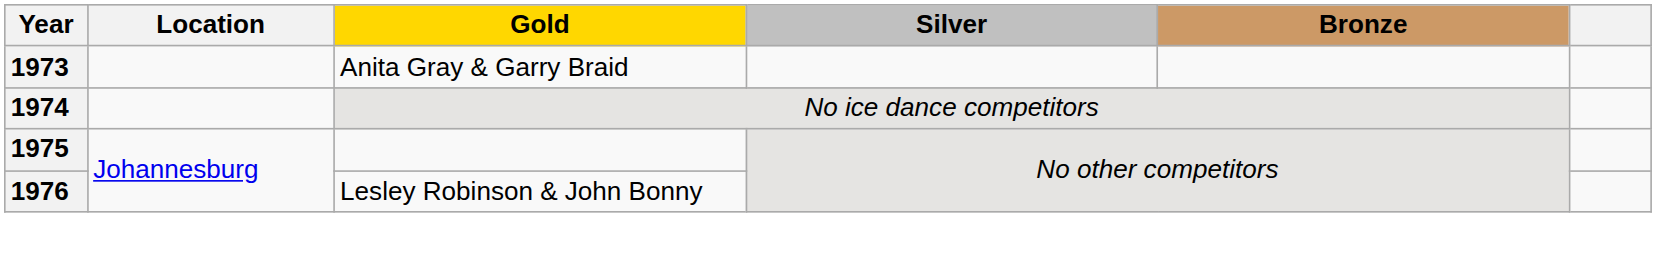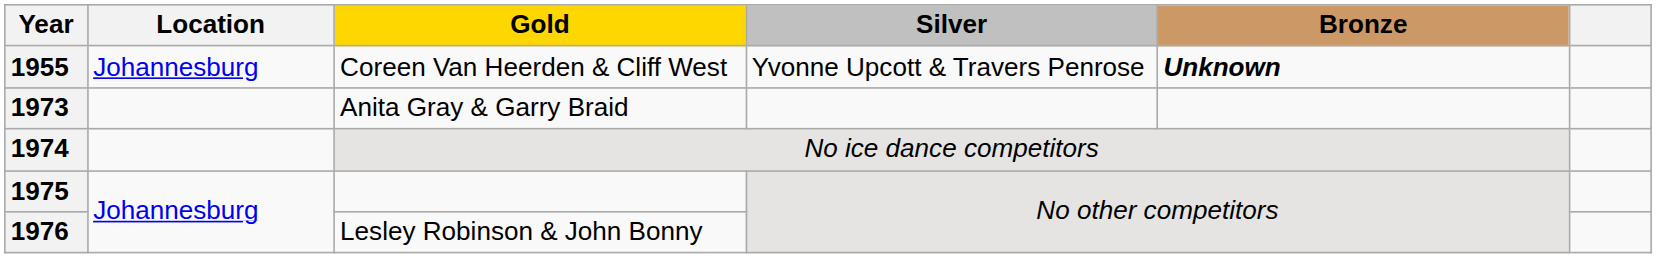+ row: (40, 66)
